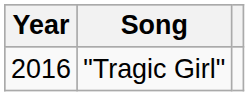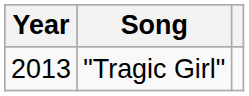(41, 68) 2016 -> (41, 68) 2013
